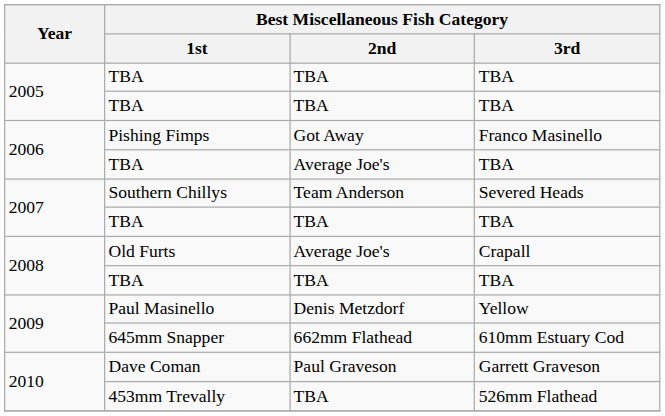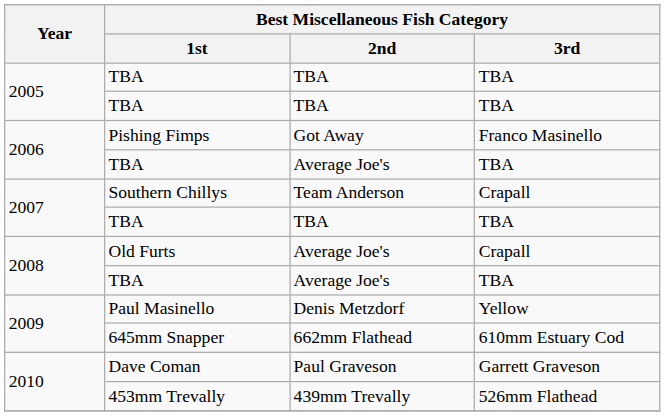(531, 193) Severed Heads -> (505, 193) Crapall
(311, 280) TBA -> (342, 280) Average Joe's
(311, 396) TBA -> (352, 396) 439mm Trevally
